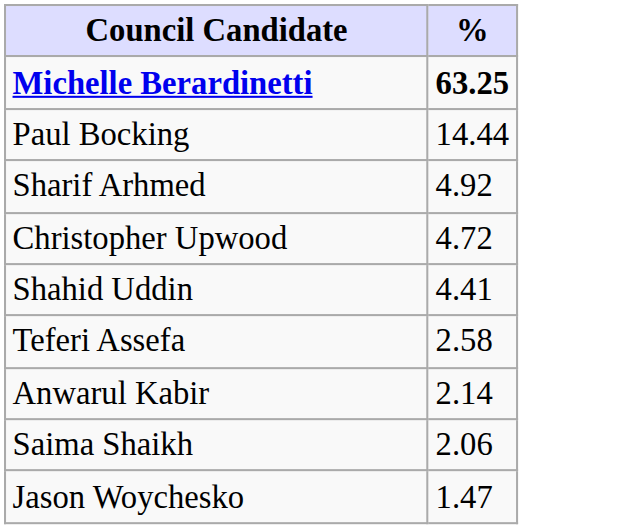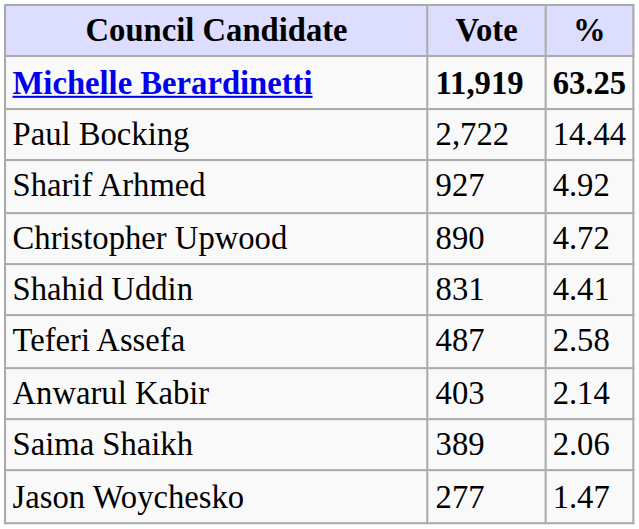+ column: (487, 30)
